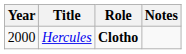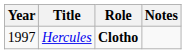(22, 37) 2000 -> (22, 37) 1997
